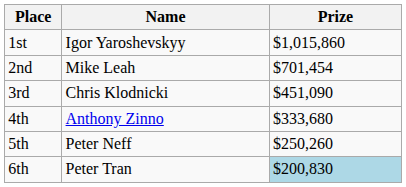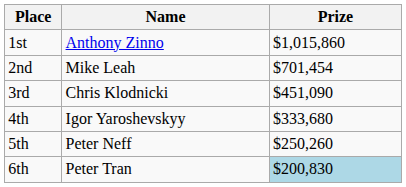(126, 42) Igor Yaroshevskyy -> (115, 42) Anthony Zinno
(115, 118) Anthony Zinno -> (126, 118) Igor Yaroshevskyy
